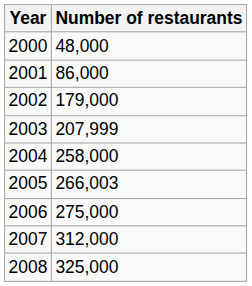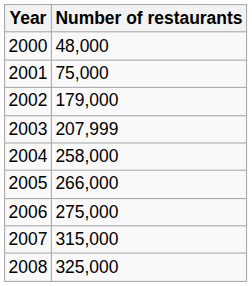(82, 73) 86,000 -> (82, 73) 75,000
(87, 184) 266,003 -> (87, 184) 266,000
(87, 239) 312,000 -> (87, 239) 315,000
